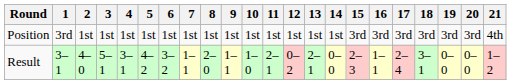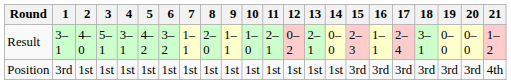rows swapped: (24, 62) <-> (28, 34)
